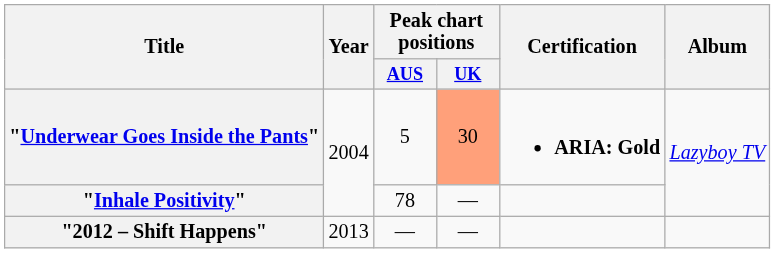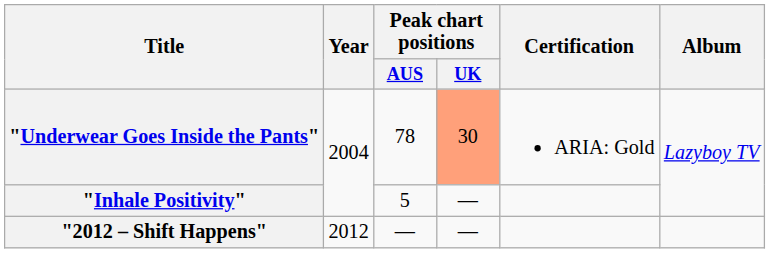(405, 136) 5 -> (405, 136) 78
(582, 148) bold -> (579, 148) normal
(405, 200) 78 -> (405, 200) 5
(349, 232) 2013 -> (349, 232) 2012
